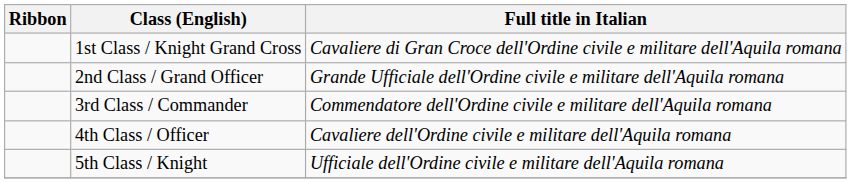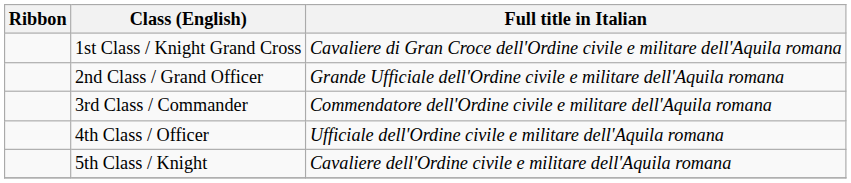(521, 134) Cavaliere dell'Ordine civile e militare dell'Aquila romana -> (517, 134) Ufficiale dell'Ordine civile e militare dell'Aquila romana
(517, 163) Ufficiale dell'Ordine civile e militare dell'Aquila romana -> (521, 163) Cavaliere dell'Ordine civile e militare dell'Aquila romana
